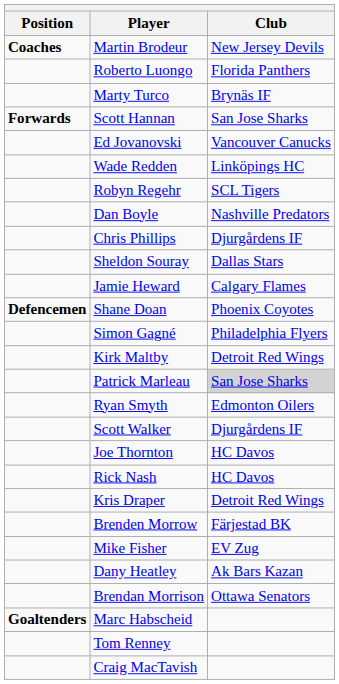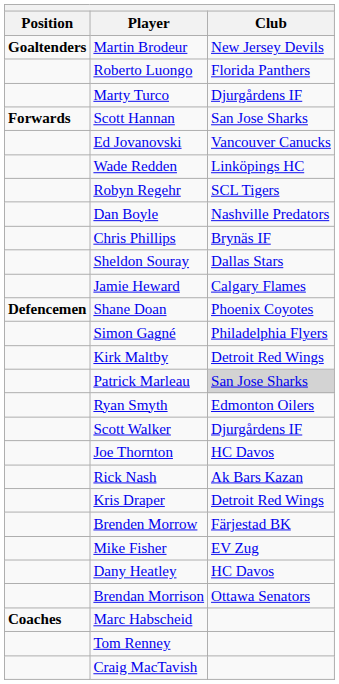(35, 47) Coaches -> (47, 47) Goaltenders
(241, 94) Brynäs IF -> (257, 94) Djurgårdens IF
(257, 238) Djurgårdens IF -> (241, 238) Brynäs IF
(243, 476) HC Davos -> (257, 476) Ak Bars Kazan
(257, 571) Ak Bars Kazan -> (243, 571) HC Davos
(47, 619) Goaltenders -> (35, 619) Coaches
